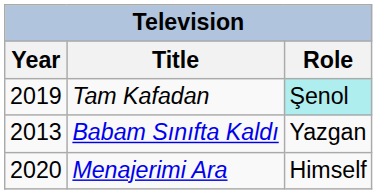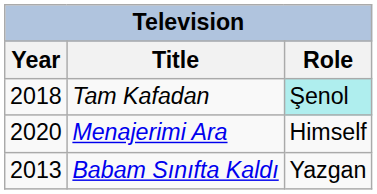(36, 96) 2019 -> (36, 96) 2018
rows swapped: (176, 133) <-> (150, 170)
